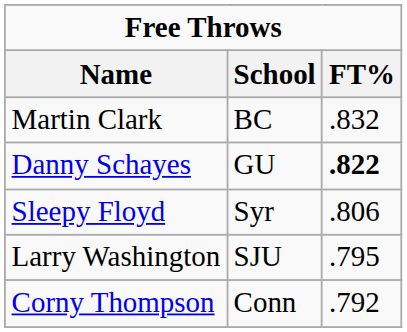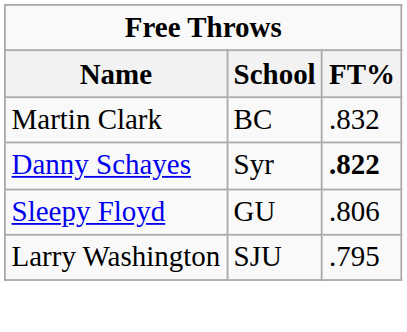(255, 165) GU -> (254, 165) Syr
(254, 211) Syr -> (255, 211) GU
- row: (113, 303)
